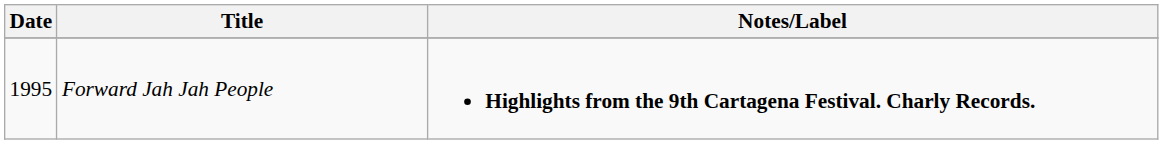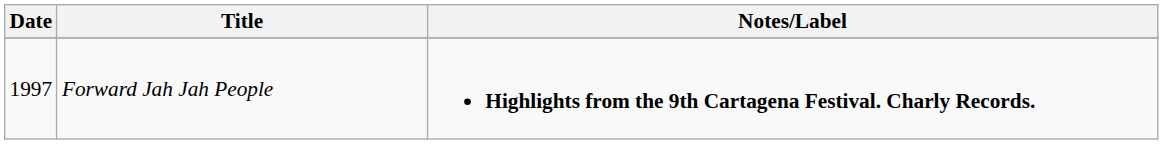(31, 88) 1995 -> (31, 88) 1997
